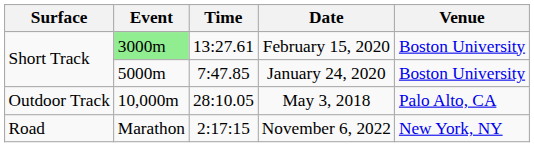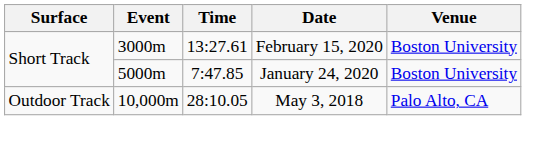(142, 45) lightgreen background -> (142, 45) no background
- row: (326, 127)
